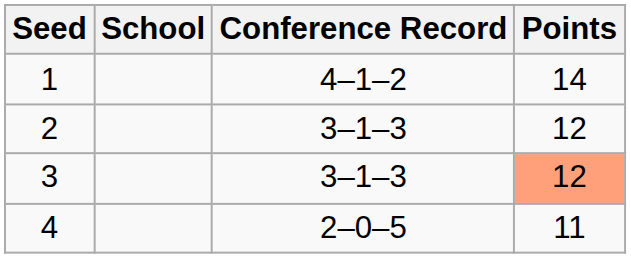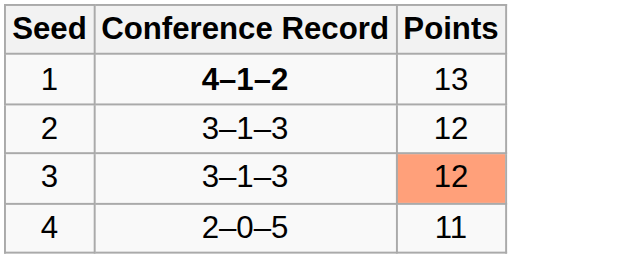- column: (153, 29)
(363, 78) normal -> (245, 78) bold
(569, 78) 14 -> (451, 78) 13
